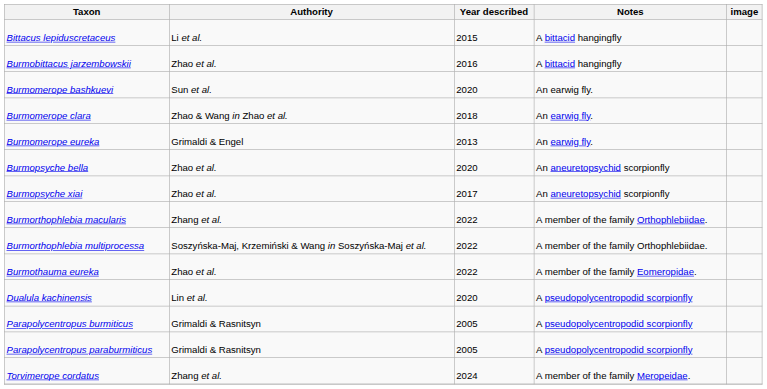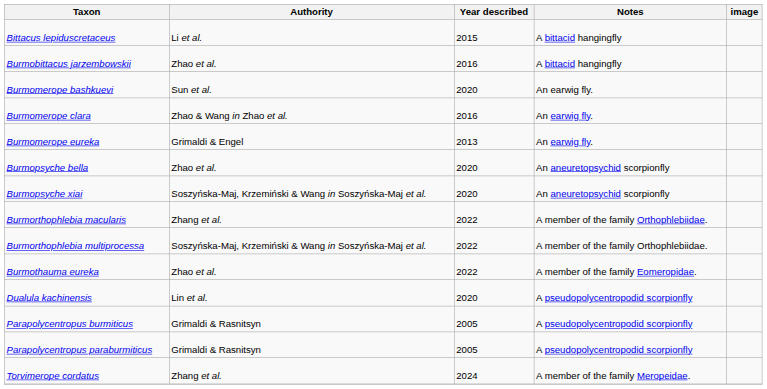(467, 116) 2018 -> (467, 116) 2016
(194, 194) Zhao et al. -> (299, 194) Soszyńska-Maj, Krzemiński & Wang in Soszyńska-Maj et al.
(467, 194) 2017 -> (467, 194) 2020
